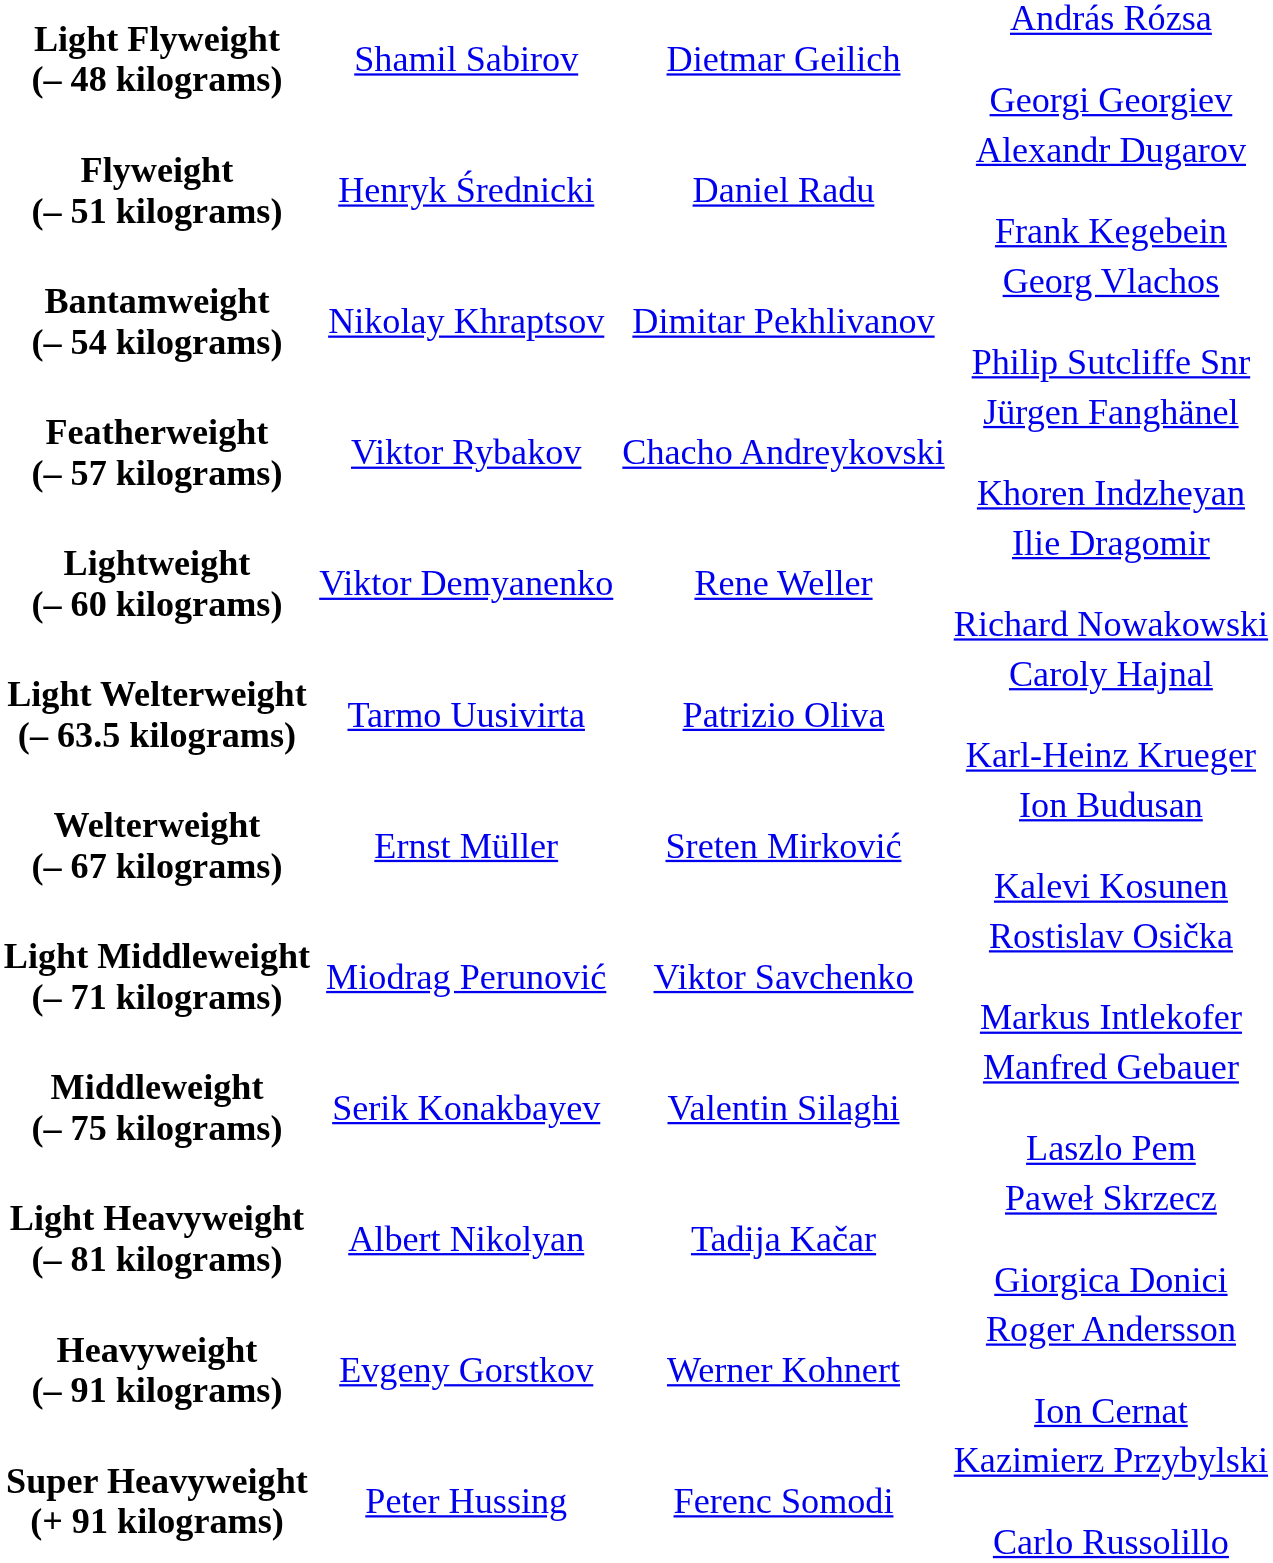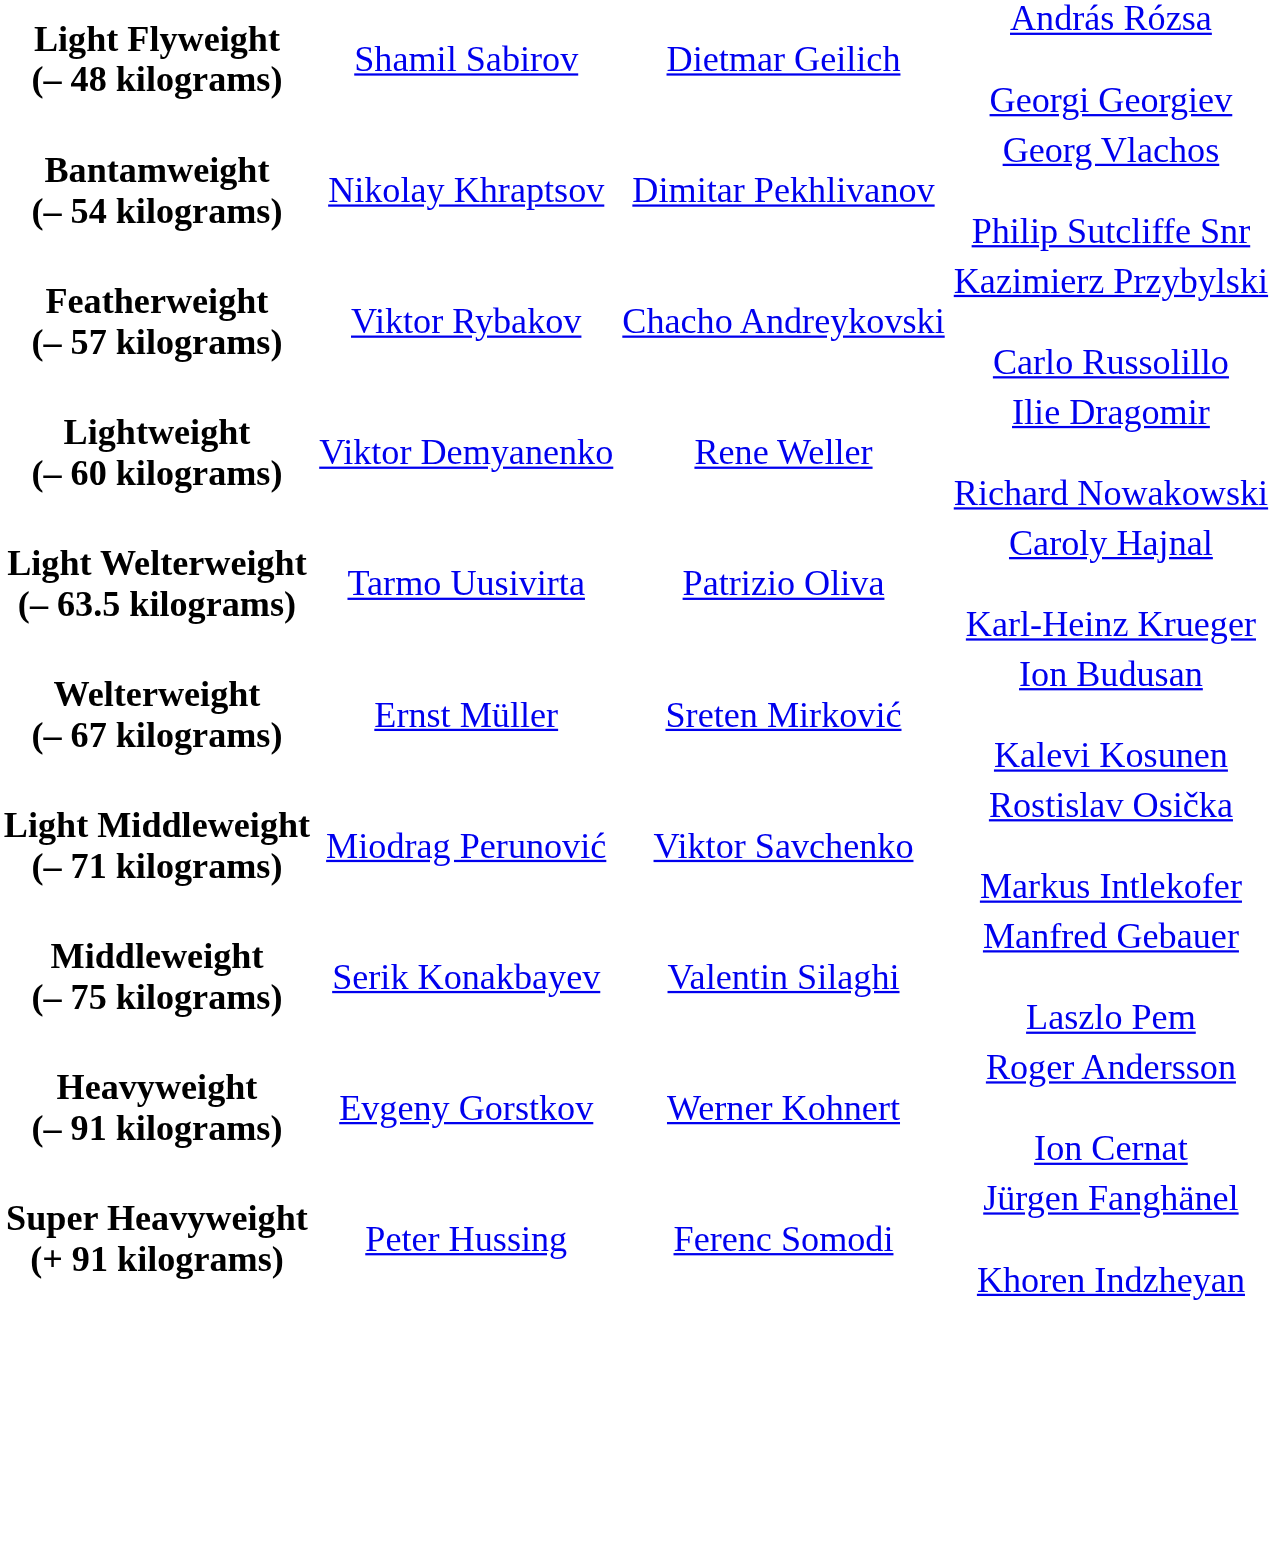- row: (157, 190)
(1111, 452) Jürgen Fanghänel Khoren Indzheyan -> (1111, 321) Kazimierz Przybylski Carlo Russolillo
- row: (157, 1238)
(1111, 1501) Kazimierz Przybylski Carlo Russolillo -> (1111, 1238) Jürgen Fanghänel Khoren Indzheyan
